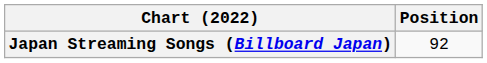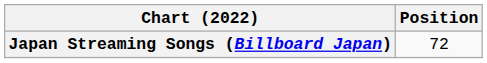(439, 45) 92 -> (439, 45) 72
